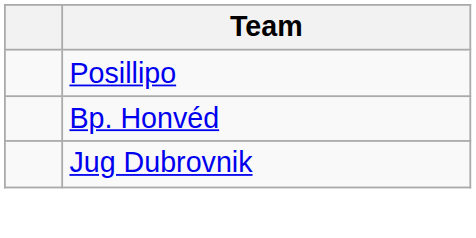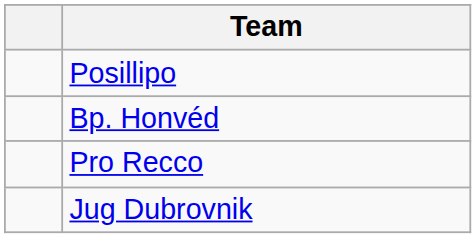+ row: (136, 163)
